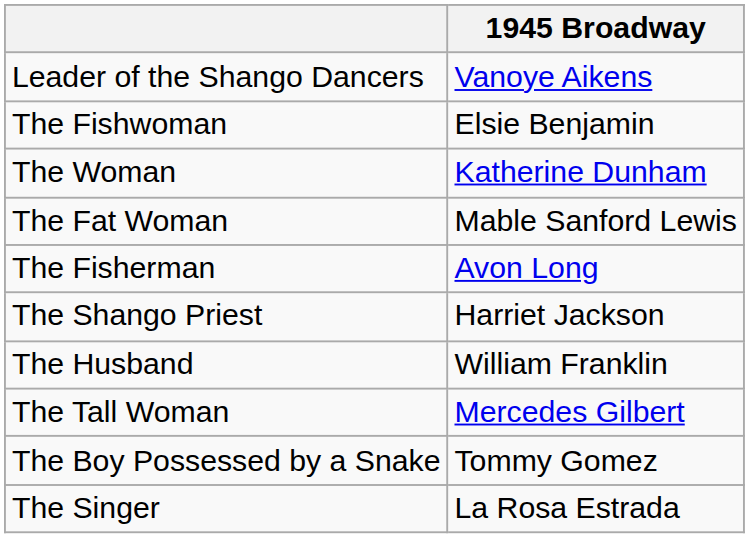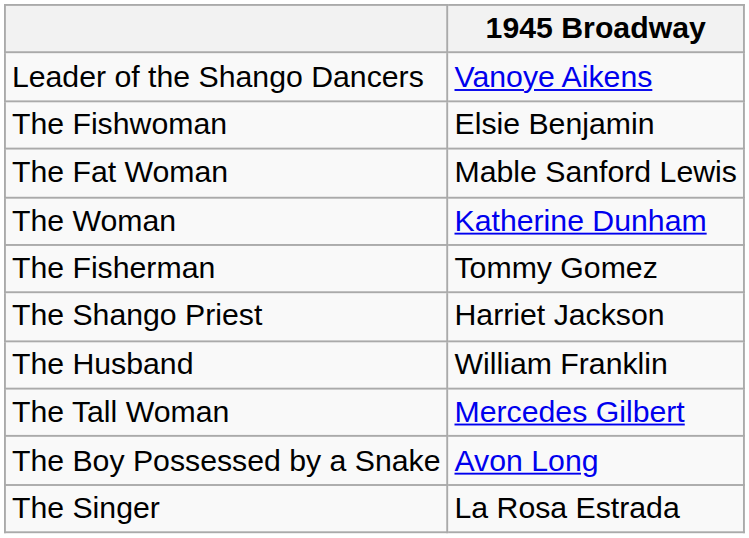rows swapped: (94, 172) <-> (120, 220)
(527, 268) Avon Long -> (556, 268) Tommy Gomez
(556, 460) Tommy Gomez -> (527, 460) Avon Long
